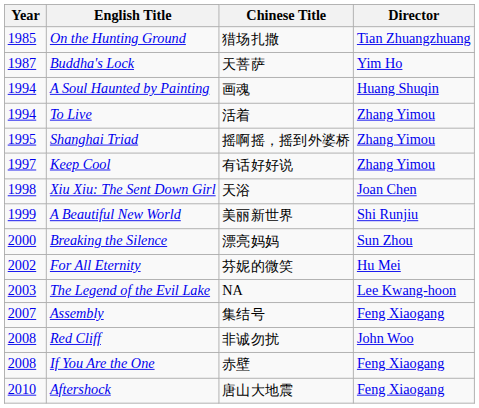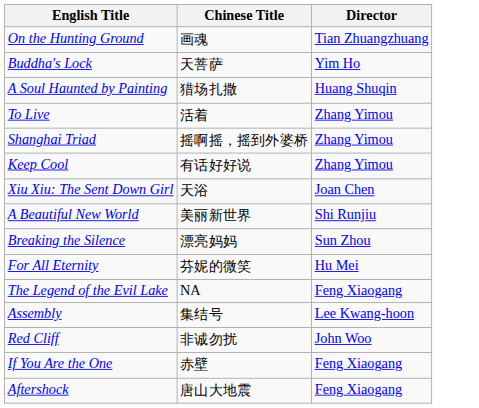- column: (26, 15)
(251, 39) 猎场扎撒 -> (194, 39) 画魂
(236, 89) 画魂 -> (209, 89) 猎场扎撒
(407, 290) Lee Kwang-hoon -> (358, 290) Feng Xiaogang
(401, 313) Feng Xiaogang -> (364, 313) Lee Kwang-hoon
